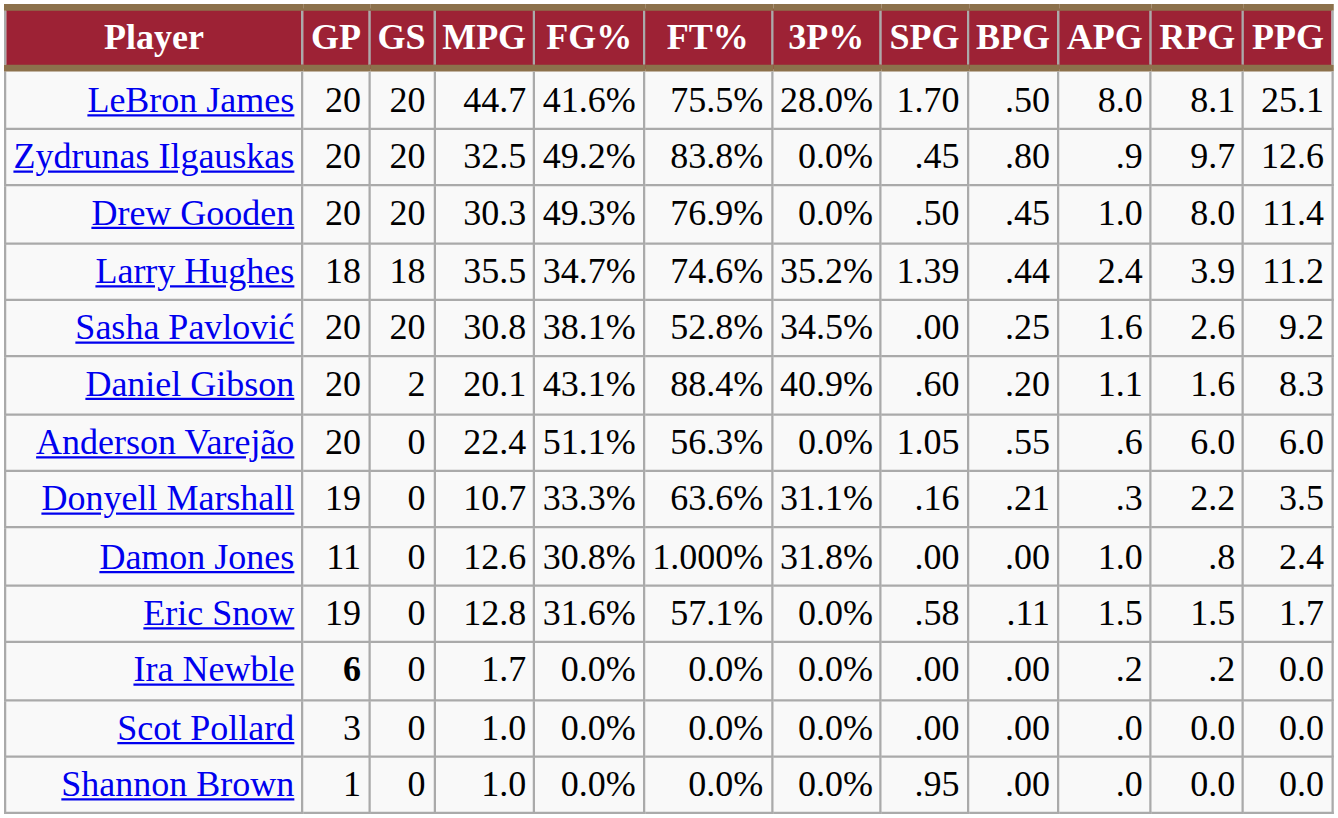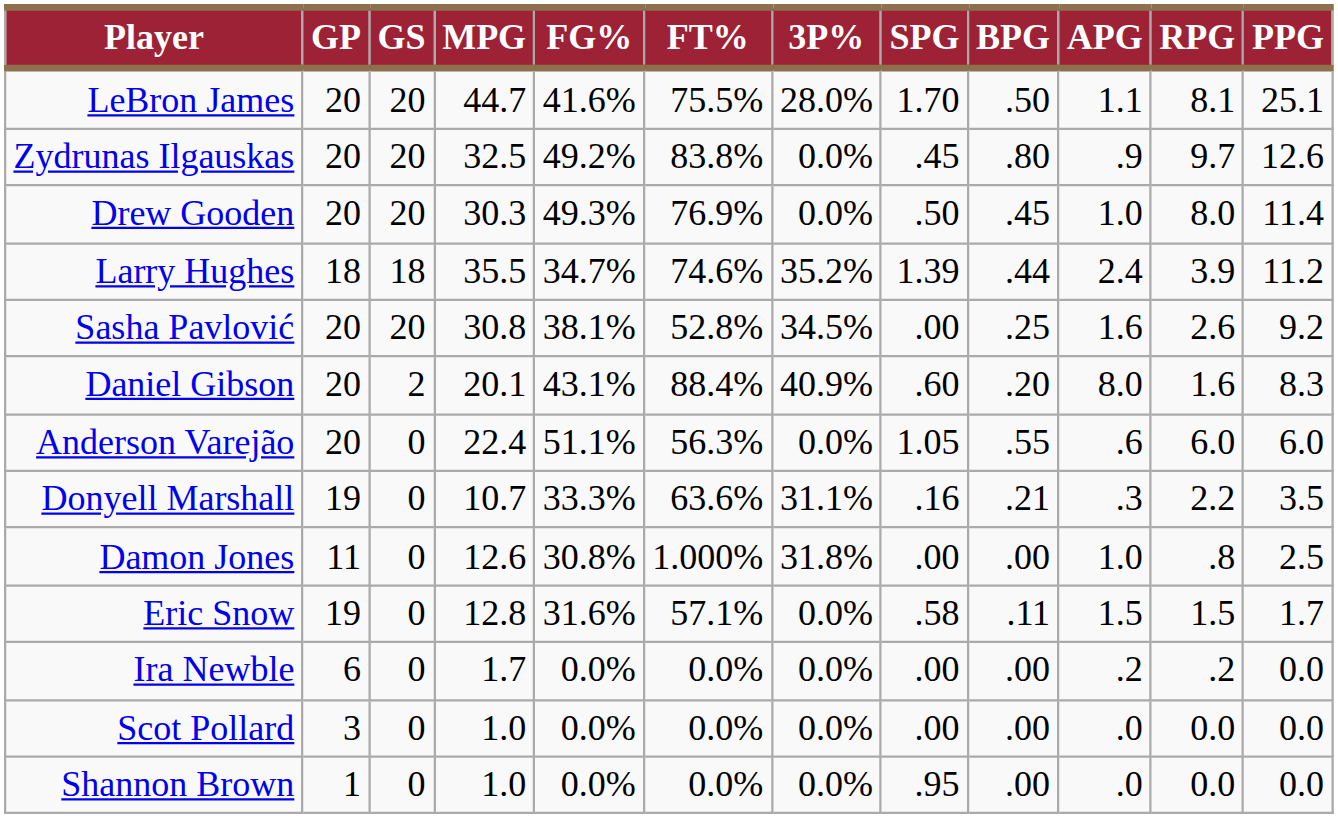(1120, 99) 8.0 -> (1120, 99) 1.1
(1120, 384) 1.1 -> (1120, 384) 8.0
(1301, 555) 2.4 -> (1301, 555) 2.5
(352, 670) bold -> (352, 670) normal
